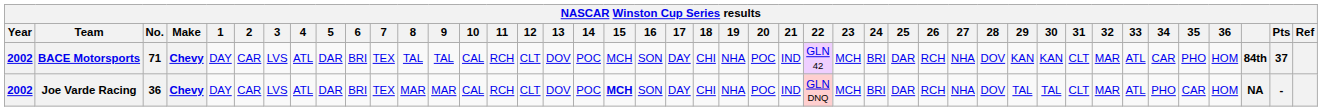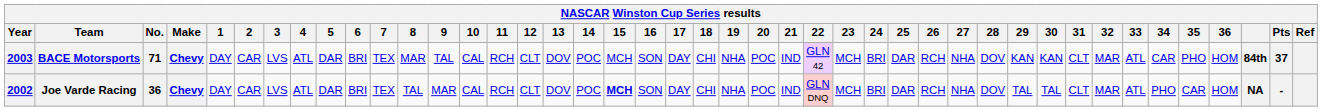(20, 58) 2002 -> (20, 58) 2003
(413, 58) TAL -> (413, 58) MAR
(413, 90) MAR -> (413, 90) TAL
